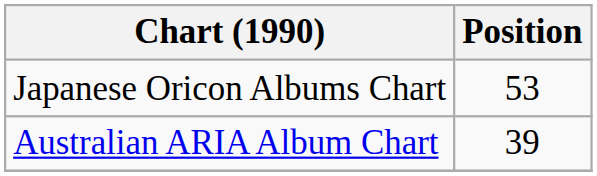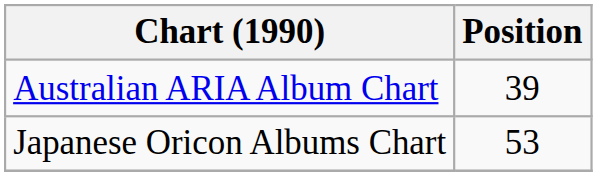rows swapped: (226, 142) <-> (230, 87)
